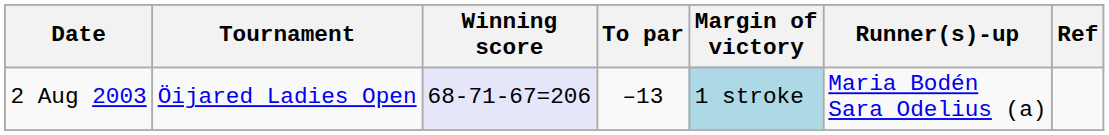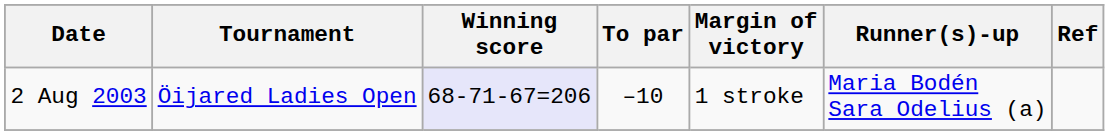(643, 99) –13 -> (643, 99) –10
(749, 99) lightblue background -> (749, 99) no background
